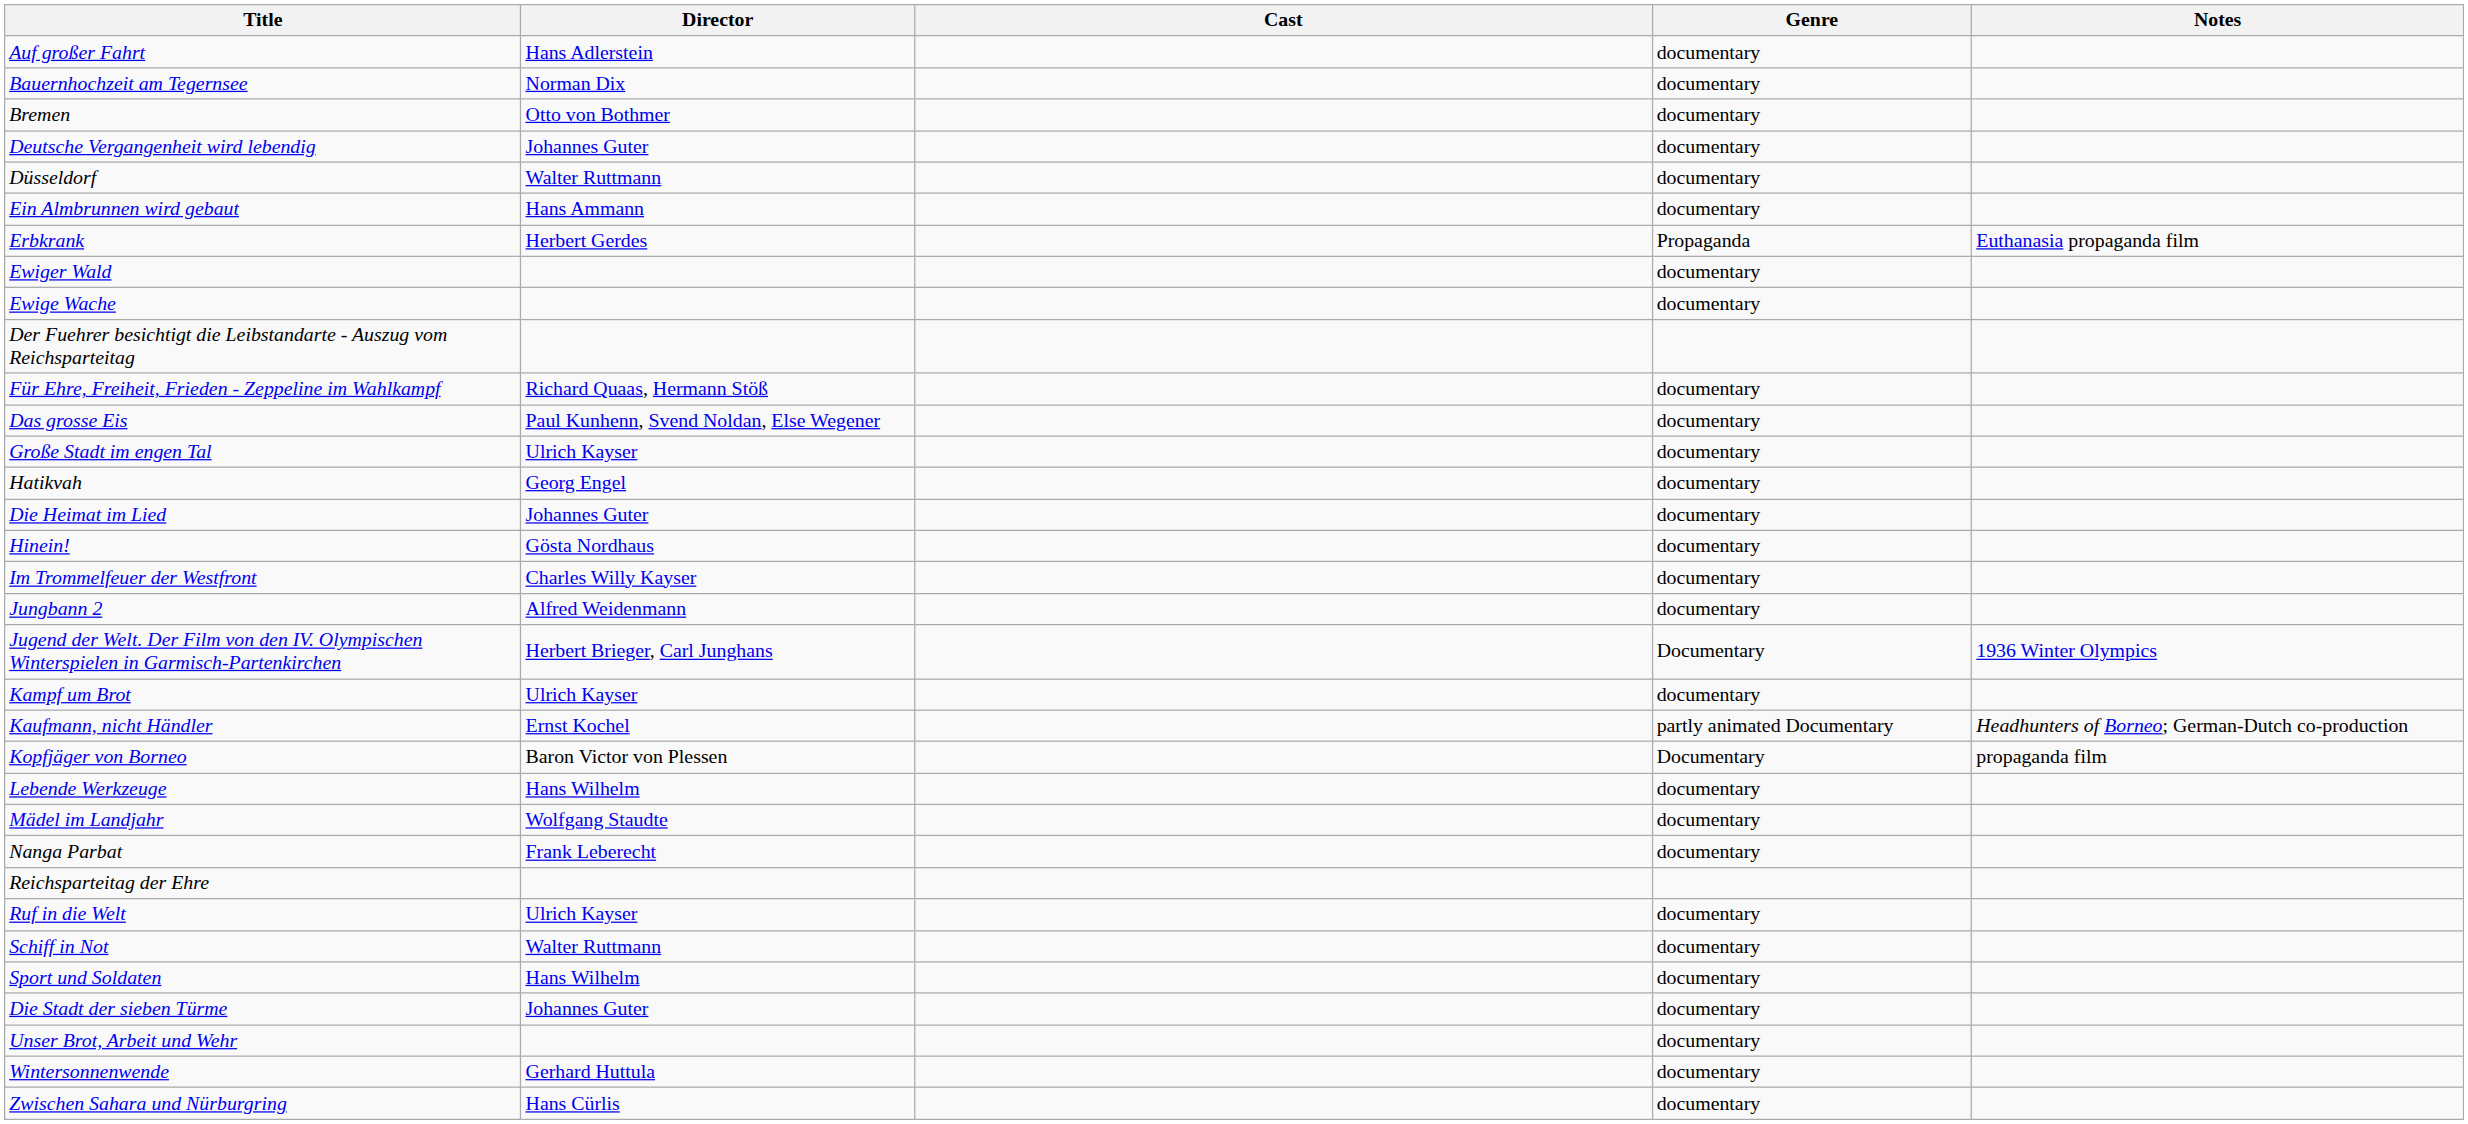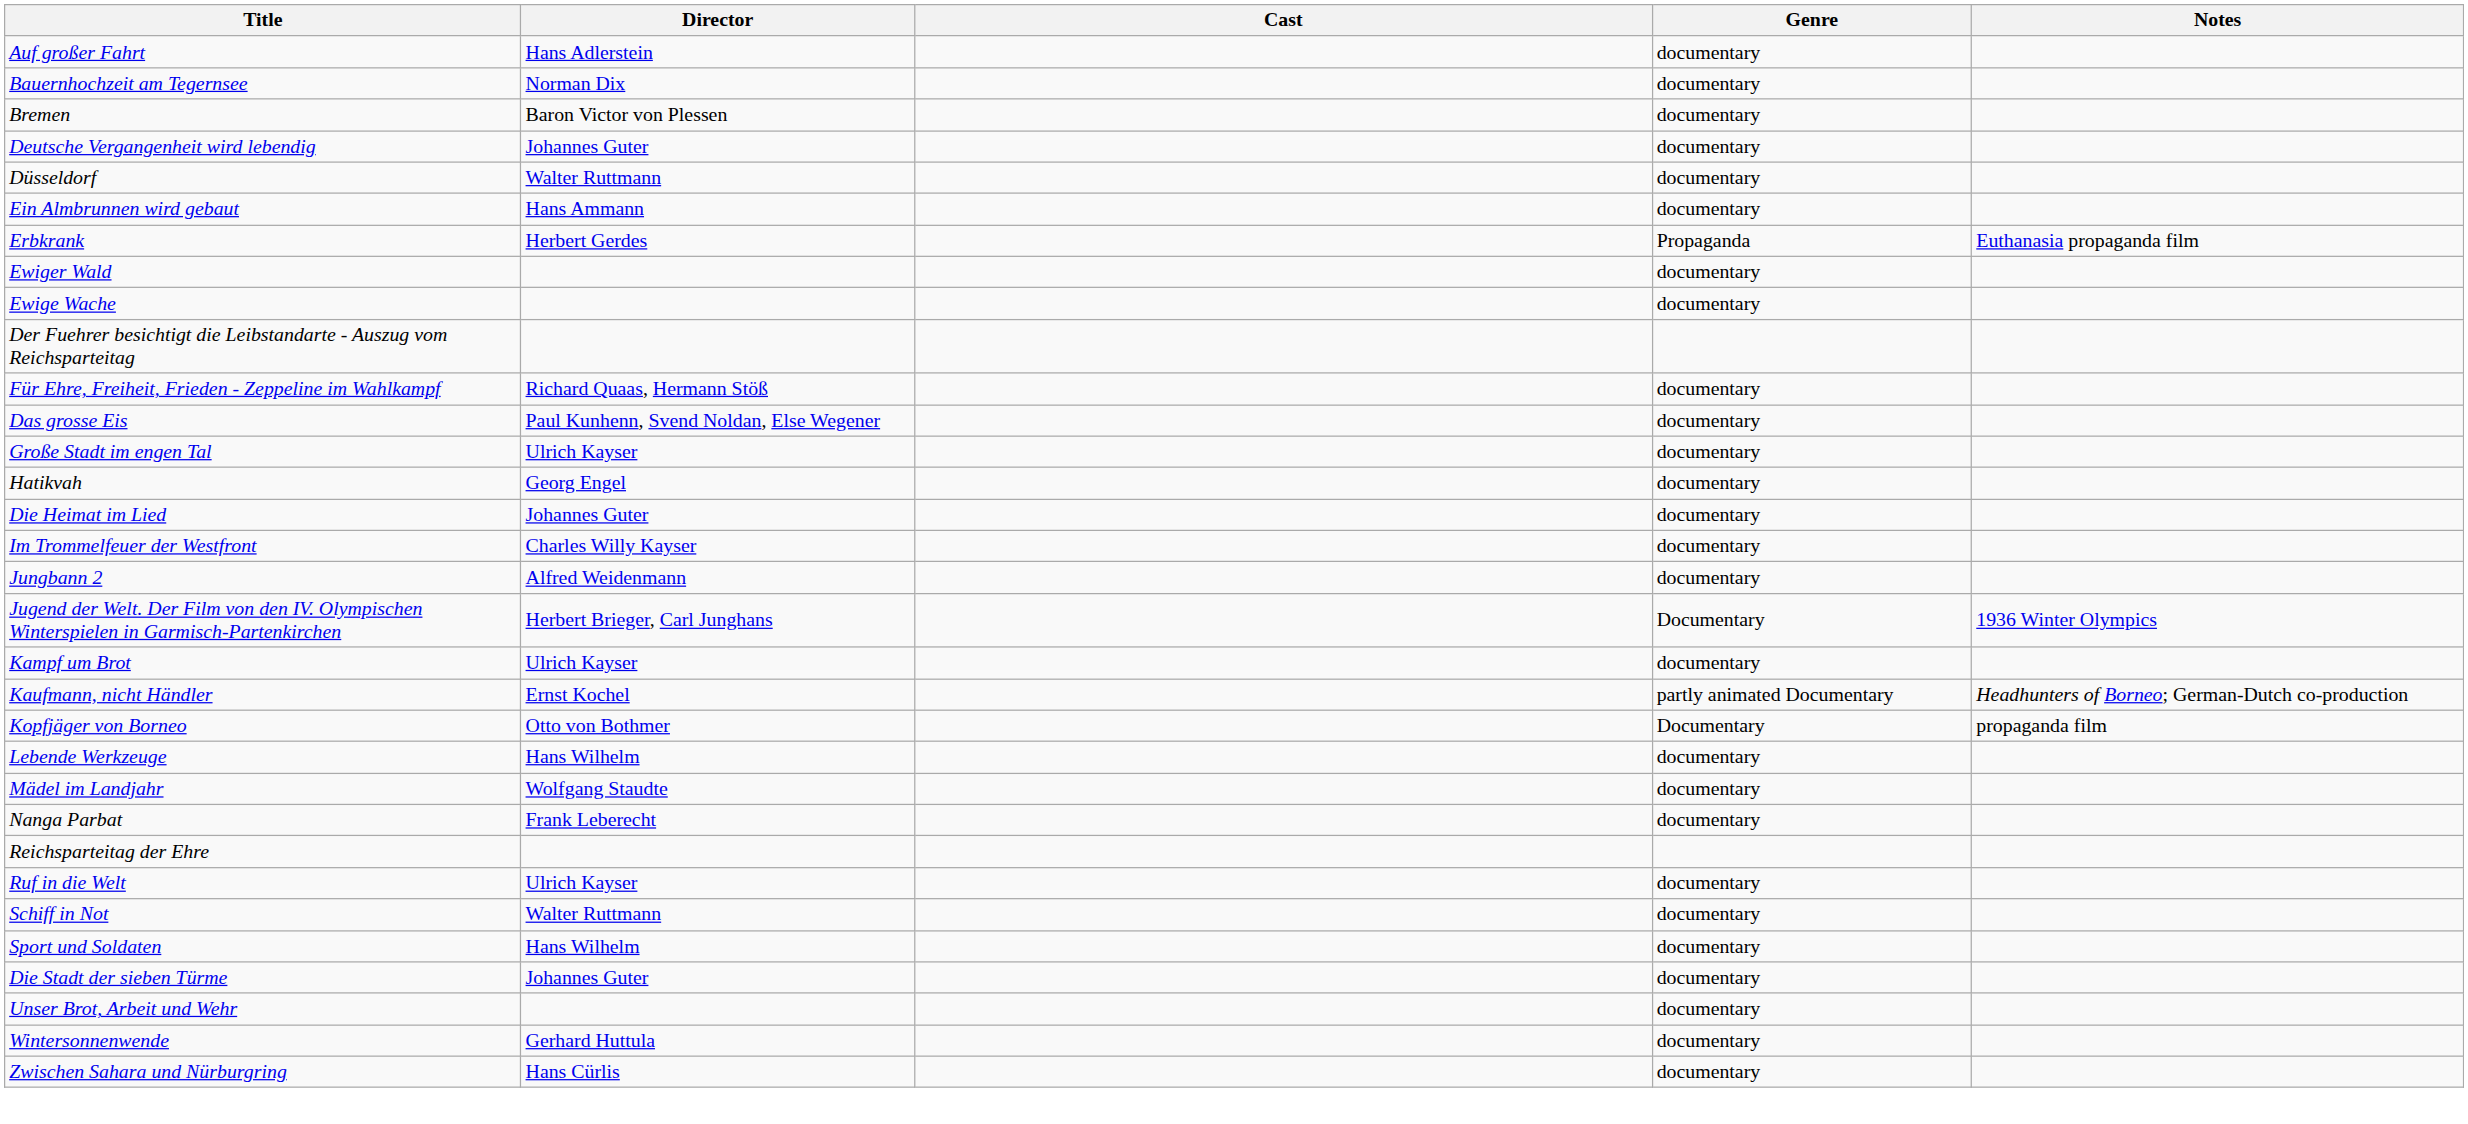(598, 114) Otto von Bothmer -> (626, 114) Baron Victor von Plessen
- row: (39, 545)
(626, 757) Baron Victor von Plessen -> (598, 725) Otto von Bothmer
